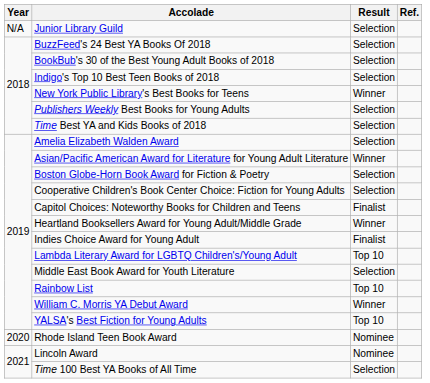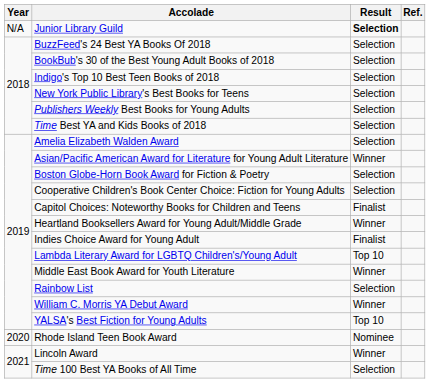(374, 28) normal -> (376, 28) bold
(369, 93) Winner -> (374, 93) Selection
(374, 272) Selection -> (369, 272) Winner
(368, 288) Top 10 -> (374, 288) Selection
(373, 353) Nominee -> (369, 353) Winner
